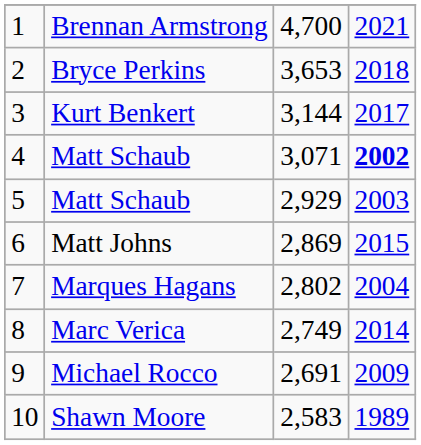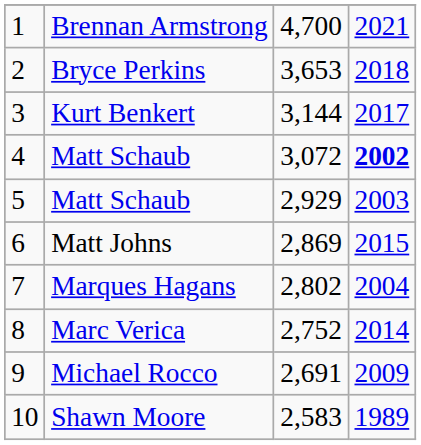(311, 156) 3,071 -> (311, 156) 3,072
(311, 329) 2,749 -> (311, 329) 2,752
